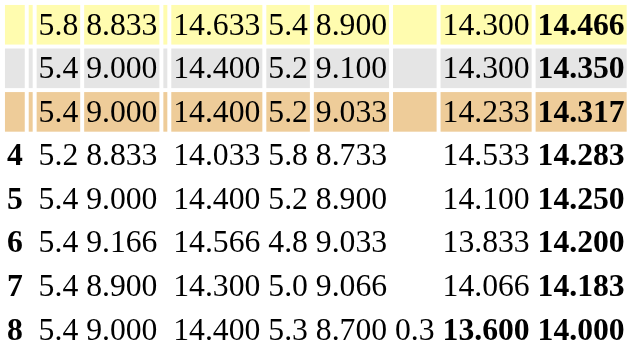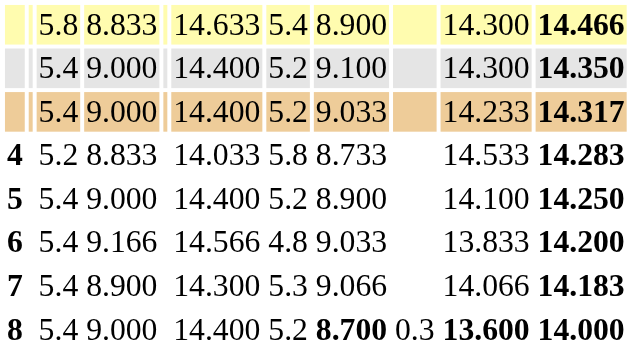(288, 285) 5.0 -> (288, 285) 5.3
(288, 329) 5.3 -> (288, 329) 5.2
(351, 329) normal -> (351, 329) bold
